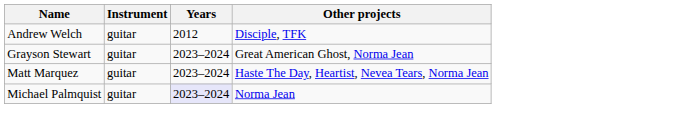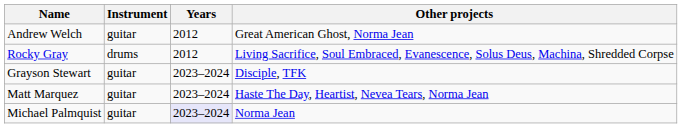(271, 34) Disciple, TFK -> (324, 34) Great American Ghost, Norma Jean
+ row: (38, 53)
(324, 53) Great American Ghost, Norma Jean -> (271, 73) Disciple, TFK
